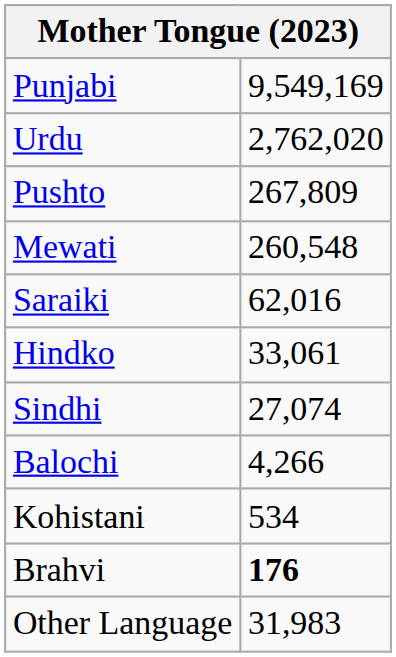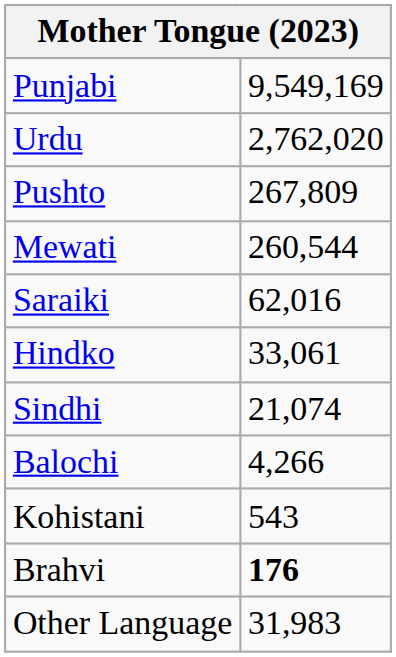(303, 246) 260,548 -> (303, 246) 260,544
(295, 407) 27,074 -> (295, 407) 21,074
(273, 515) 534 -> (273, 515) 543
